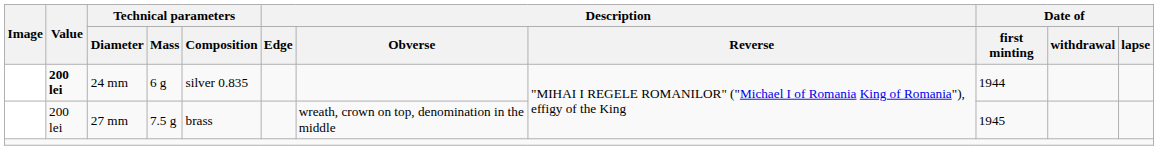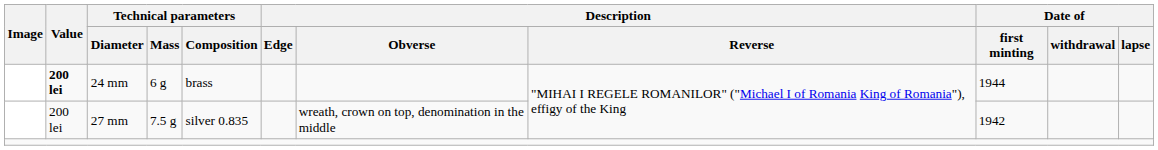(217, 82) silver 0.835 -> (199, 82) brass
(199, 120) brass -> (217, 120) silver 0.835
(992, 120) 1945 -> (992, 120) 1942
